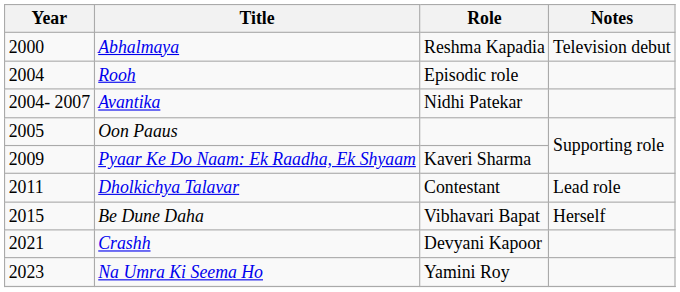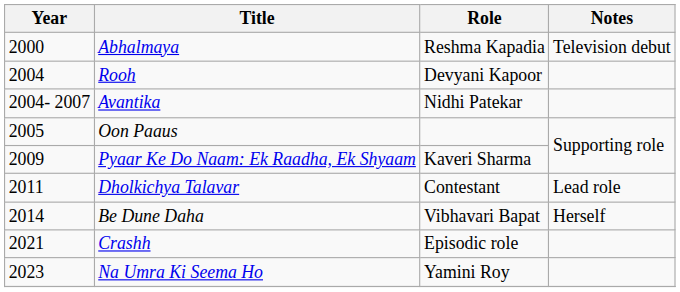(471, 74) Episodic role -> (483, 74) Devyani Kapoor
(26, 215) 2015 -> (26, 215) 2014
(483, 243) Devyani Kapoor -> (471, 243) Episodic role
